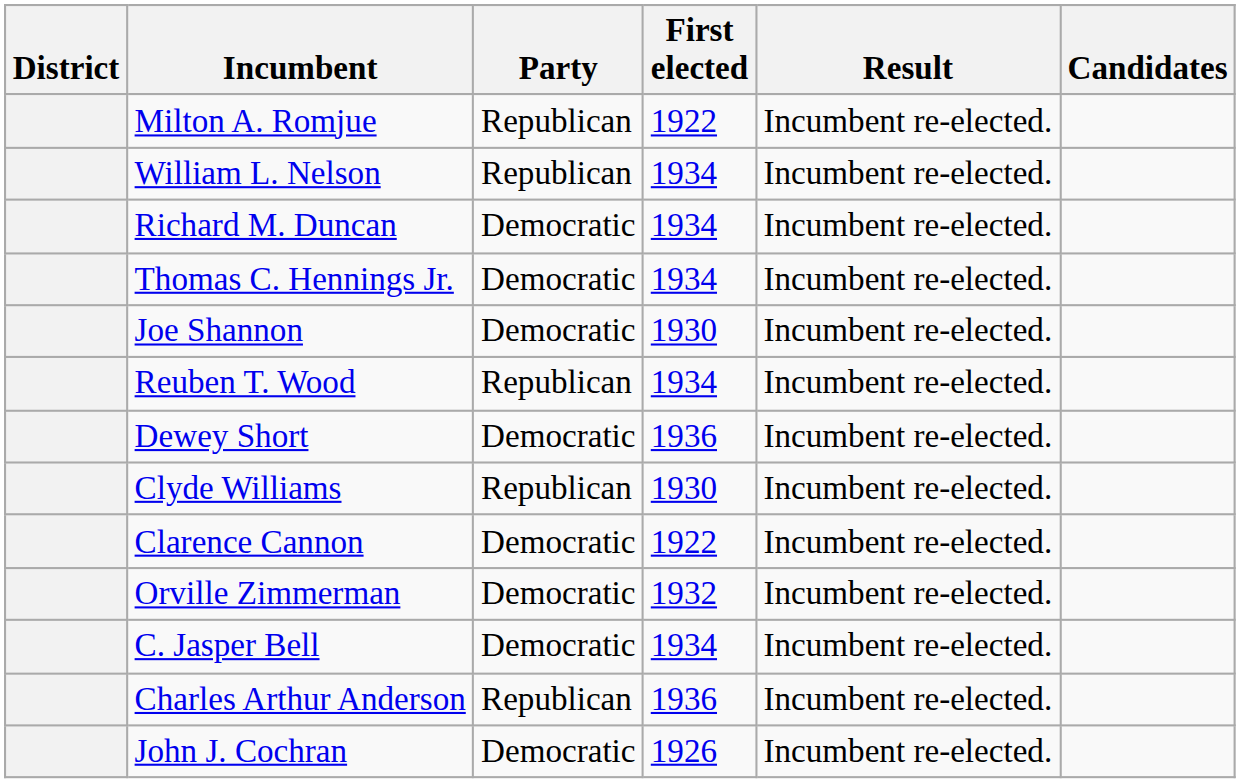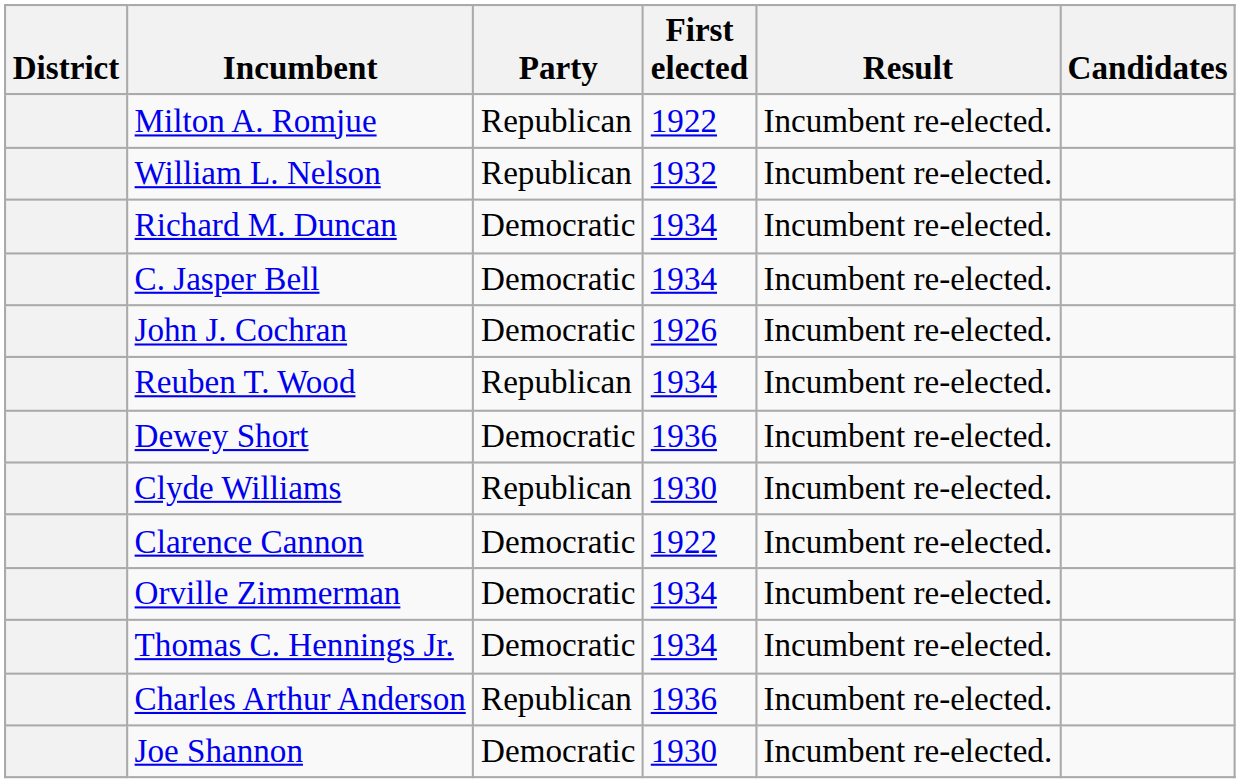(684, 173) 1934 -> (684, 173) 1932
rows swapped: (227, 645) <-> (294, 278)
rows swapped: (219, 330) <-> (241, 750)
(684, 593) 1932 -> (684, 593) 1934
